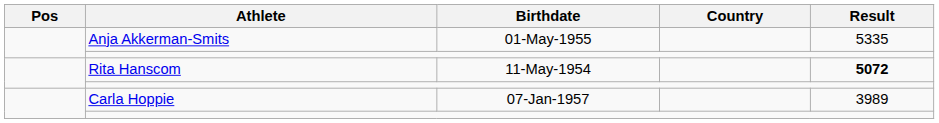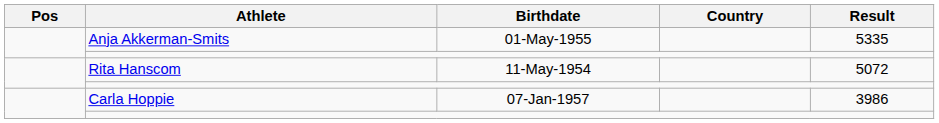(872, 69) bold -> (872, 69) normal
(872, 99) 3989 -> (872, 99) 3986
